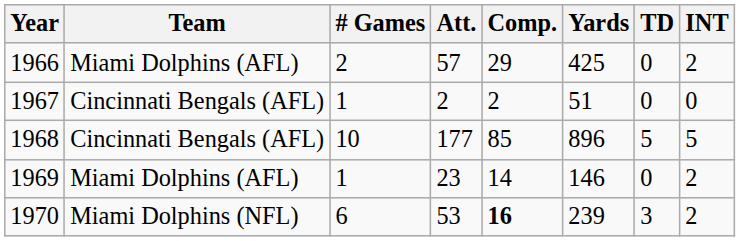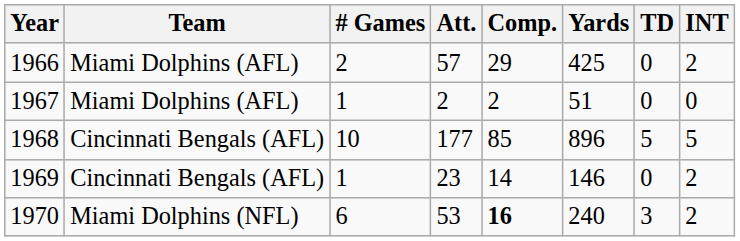(197, 100) Cincinnati Bengals (AFL) -> (184, 100) Miami Dolphins (AFL)
(184, 178) Miami Dolphins (AFL) -> (197, 178) Cincinnati Bengals (AFL)
(587, 216) 239 -> (587, 216) 240
